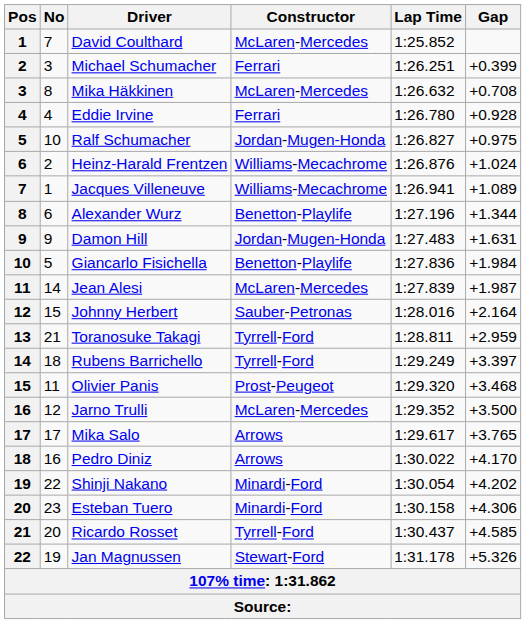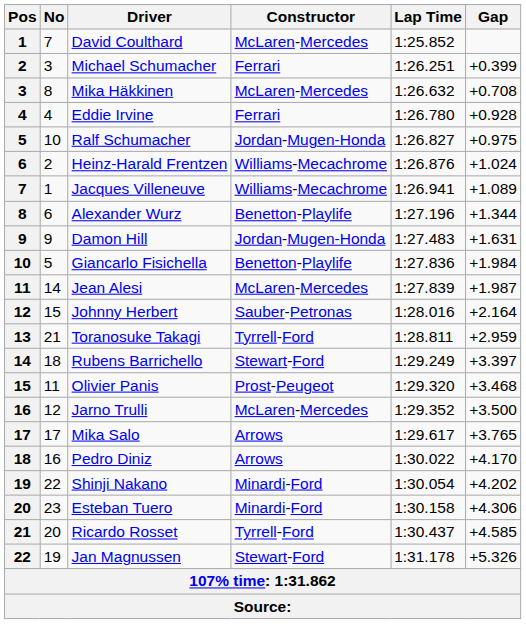(274, 361) Tyrrell-Ford -> (279, 361) Stewart-Ford
